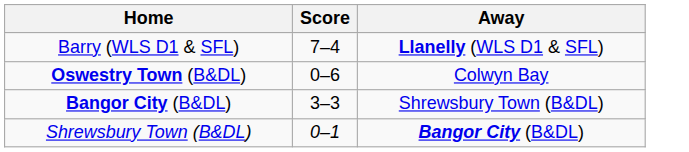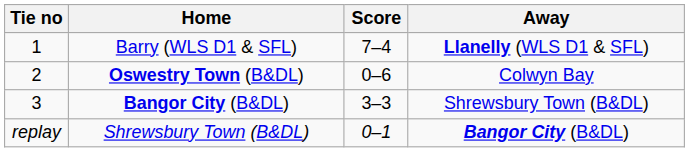+ column: (36, 18)
